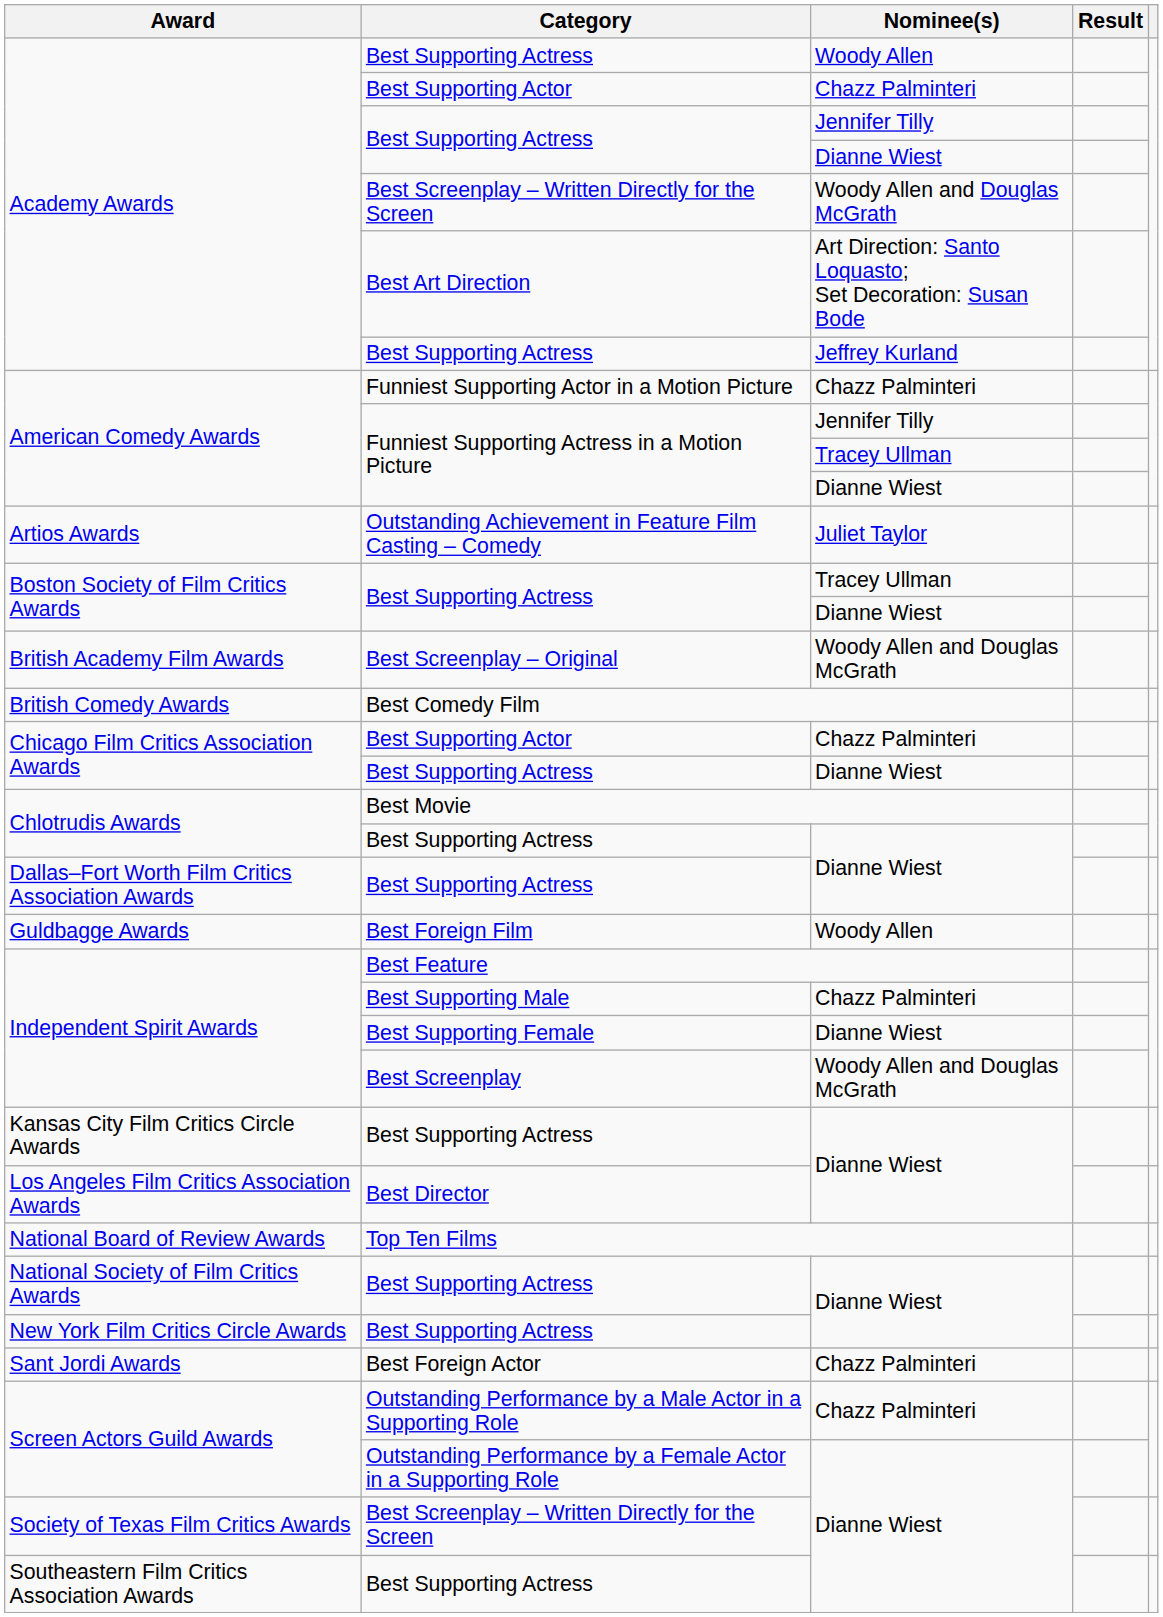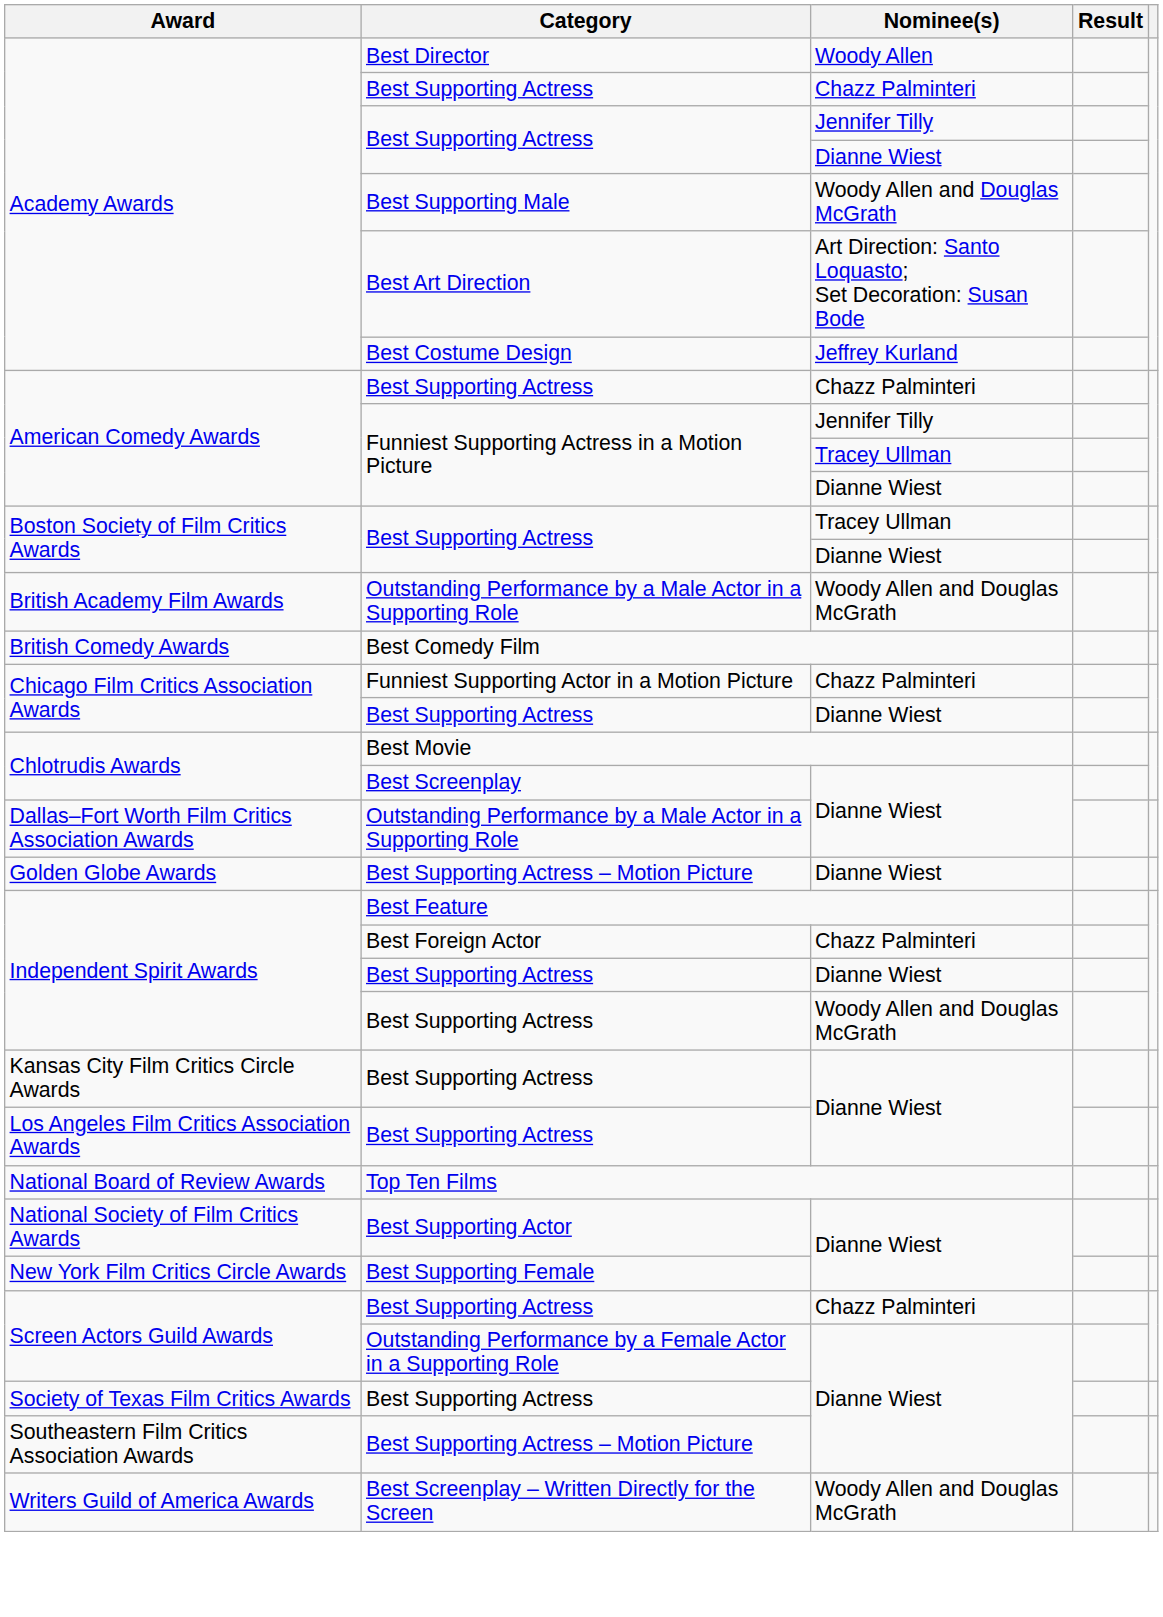(479, 55) Best Supporting Actress -> (428, 55) Best Director
(469, 88) Best Supporting Actor -> (480, 88) Best Supporting Actress
(560, 202) Best Screenplay – Written Directly for the Screen -> (468, 202) Best Supporting Male
(479, 353) Best Supporting Actress -> (469, 353) Best Costume Design
(579, 387) Funniest Supporting Actor in a Motion Picture -> (480, 387) Best Supporting Actress
- row: (74, 534)
(492, 659) Best Screenplay – Original -> (584, 601) Outstanding Performance by a Male Actor in a Supporting Role
(469, 738) Best Supporting Actor -> (580, 681) Funniest Supporting Actor in a Motion Picture
(479, 839) Best Supporting Actress -> (443, 782) Best Screenplay
(479, 885) Best Supporting Actress -> (584, 828) Outstanding Performance by a Male Actor in a Supporting Role
+ row: (113, 873)
- row: (99, 931)
(468, 998) Best Supporting Male -> (454, 941) Best Foreign Actor
(480, 1032) Best Supporting Female -> (480, 974) Best Supporting Actress
(443, 1078) Best Screenplay -> (480, 1020) Best Supporting Actress
(427, 1193) Best Director -> (480, 1136) Best Supporting Actress
(479, 1285) Best Supporting Actress -> (469, 1227) Best Supporting Actor
(479, 1330) Best Supporting Actress -> (480, 1273) Best Supporting Female
- row: (95, 1364)
(584, 1410) Outstanding Performance by a Male Actor in a Supporting Role -> (480, 1306) Best Supporting Actress
(560, 1525) Best Screenplay – Written Directly for the Screen -> (480, 1398) Best Supporting Actress
(479, 1583) Best Supporting Actress -> (559, 1444) Best Supporting Actress – Motion Picture
+ row: (162, 1501)
